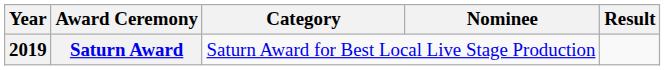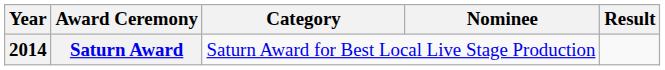(28, 49) 2019 -> (28, 49) 2014
